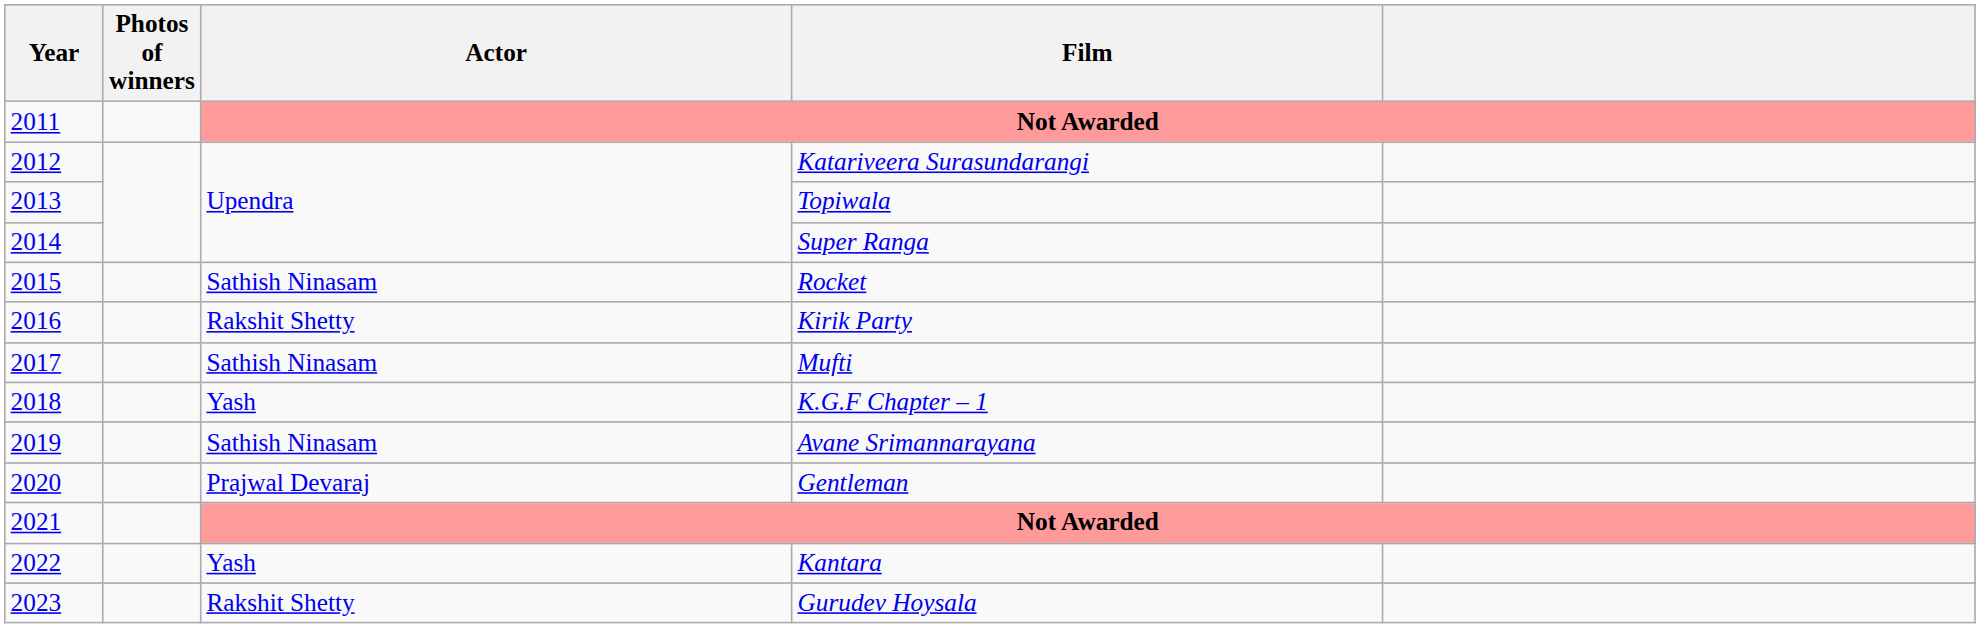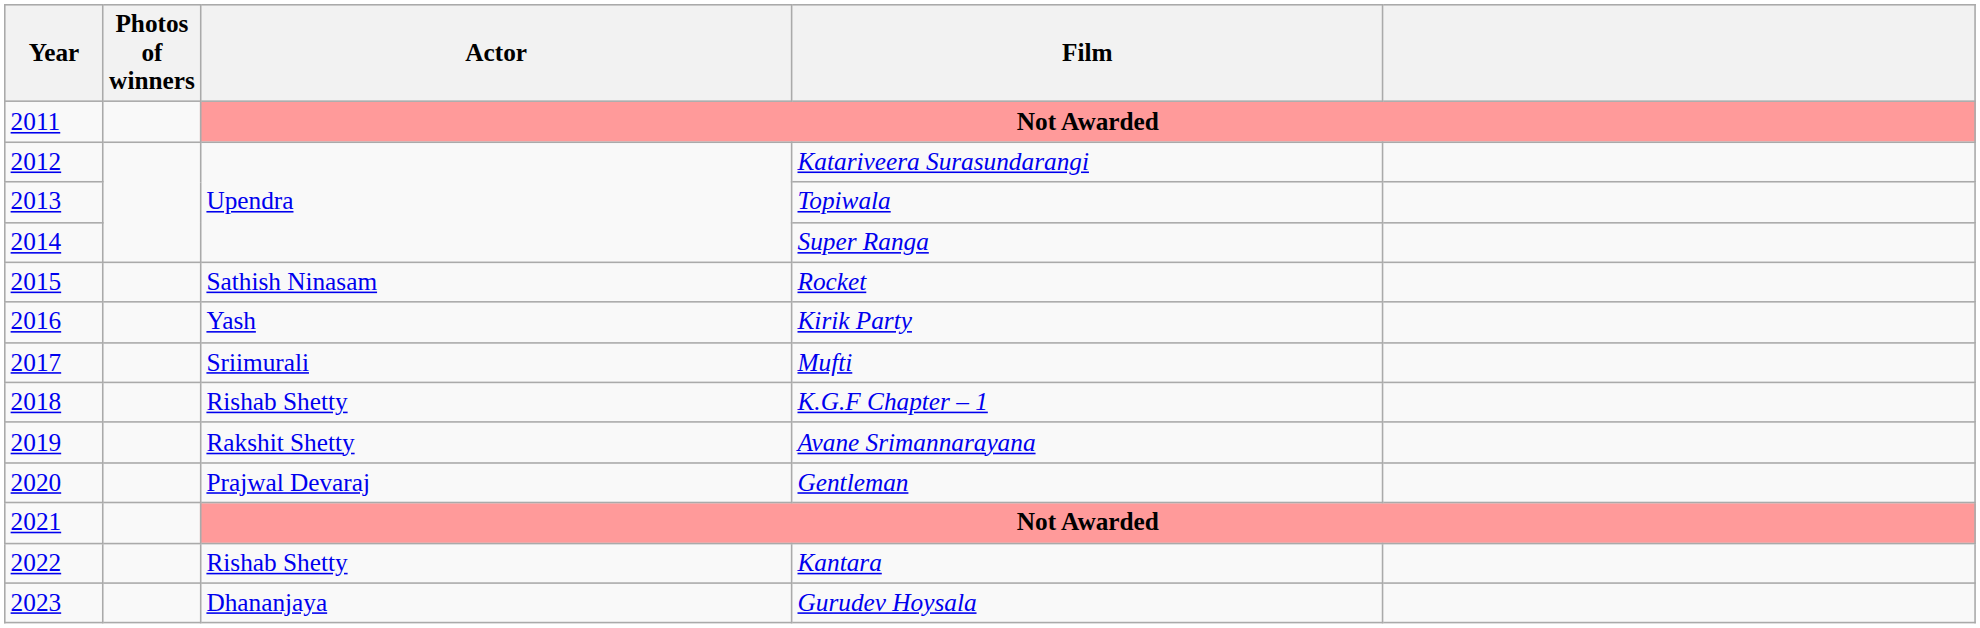(281, 321) Rakshit Shetty -> (231, 321) Yash
(292, 362) Sathish Ninasam -> (258, 362) Sriimurali
(231, 402) Yash -> (277, 402) Rishab Shetty
(292, 442) Sathish Ninasam -> (281, 442) Rakshit Shetty
(231, 562) Yash -> (277, 562) Rishab Shetty
(281, 602) Rakshit Shetty -> (267, 602) Dhananjaya
